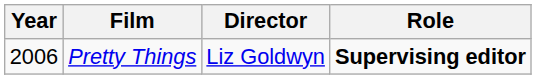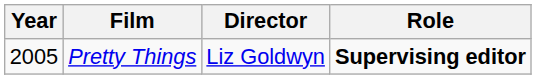(34, 56) 2006 -> (34, 56) 2005
